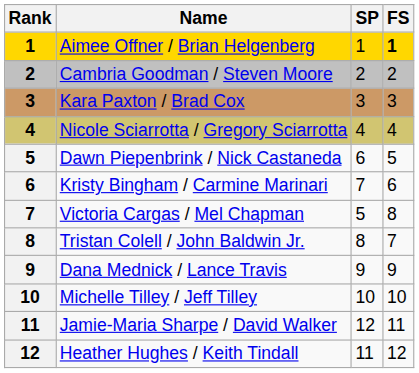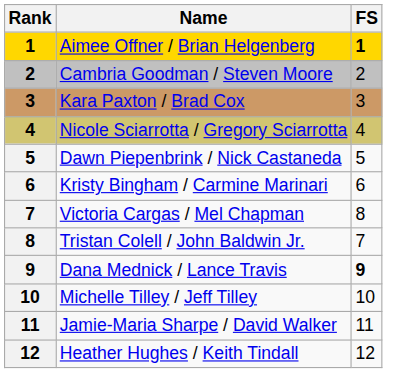- column: (367, 18)
(392, 269) normal -> (360, 269) bold
